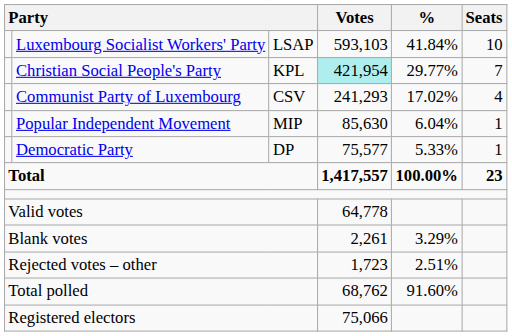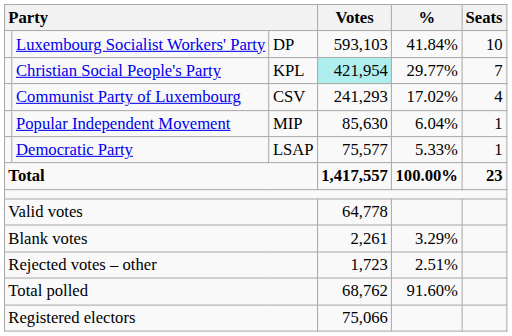(293, 44) LSAP -> (284, 44) DP
(284, 149) DP -> (293, 149) LSAP
